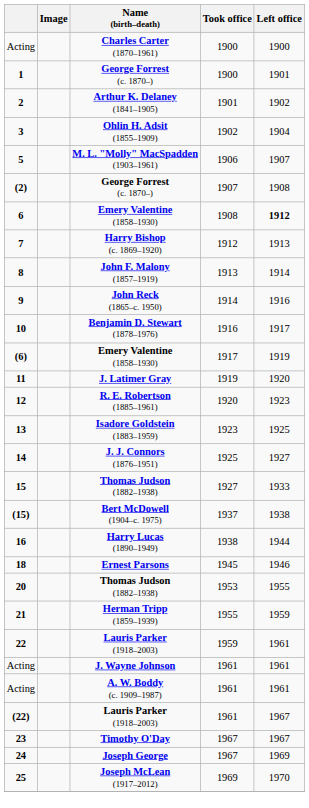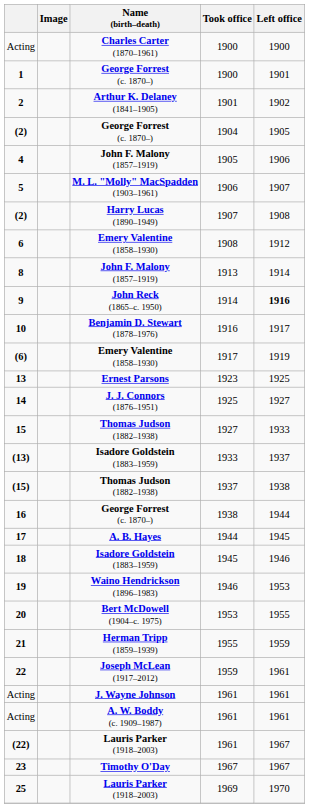- row: (21, 131)
+ row: (21, 131)
+ row: (21, 159)
(135, 187) George Forrest (c. 1870–) -> (135, 215) Harry Lucas (1890–1949)
(279, 215) bold -> (279, 244) normal
- row: (21, 244)
(279, 300) normal -> (279, 300) bold
- row: (21, 379)
- row: (21, 401)
(135, 429) Isadore Goldstein (1883–1959) -> (135, 379) Ernest Parsons
+ row: (21, 457)
(135, 514) Bert McDowell (1904–c. 1975) -> (135, 486) Thomas Judson (1882–1938)
(135, 542) Harry Lucas (1890–1949) -> (135, 514) George Forrest (c. 1870–)
+ row: (21, 536)
(135, 564) Ernest Parsons -> (135, 559) Isadore Goldstein (1883–1959)
+ row: (21, 587)
(135, 587) Thomas Judson (1882–1938) -> (135, 615) Bert McDowell (1904–c. 1975)
(135, 643) Lauris Parker (1918–2003) -> (135, 671) Joseph McLean (1917–2012)
- row: (21, 755)
(135, 777) Joseph McLean (1917–2012) -> (135, 789) Lauris Parker (1918–2003)
